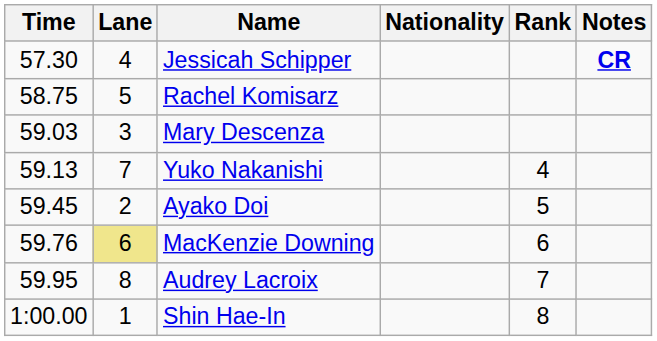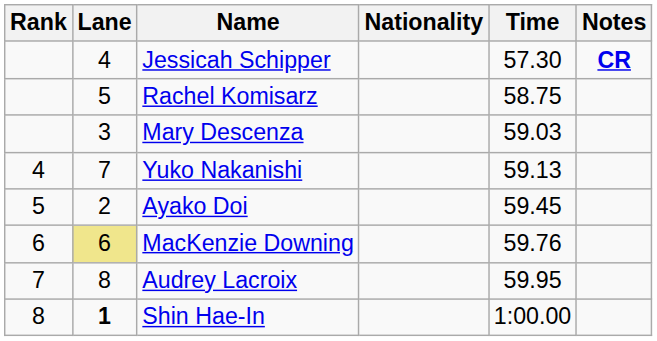columns swapped: (543, 22) <-> (49, 22)
(125, 317) normal -> (105, 317) bold
